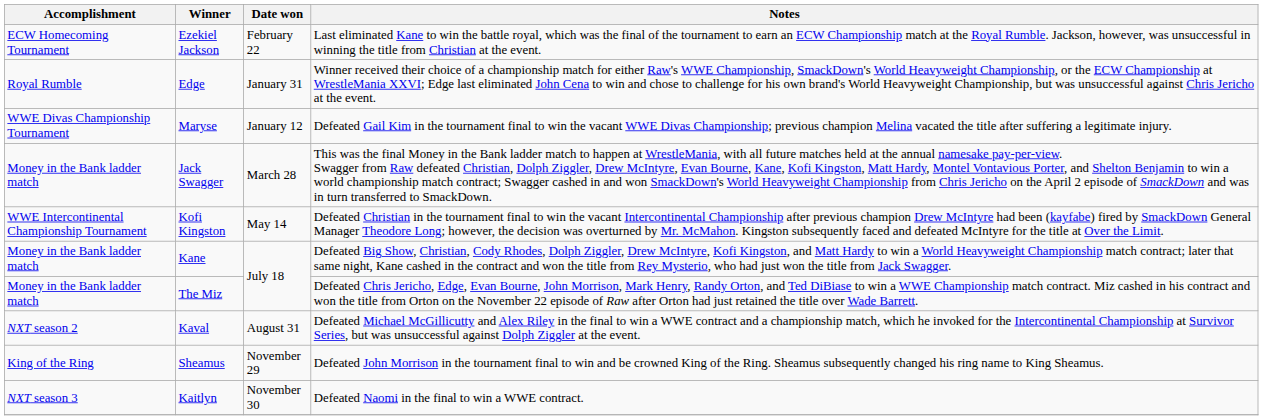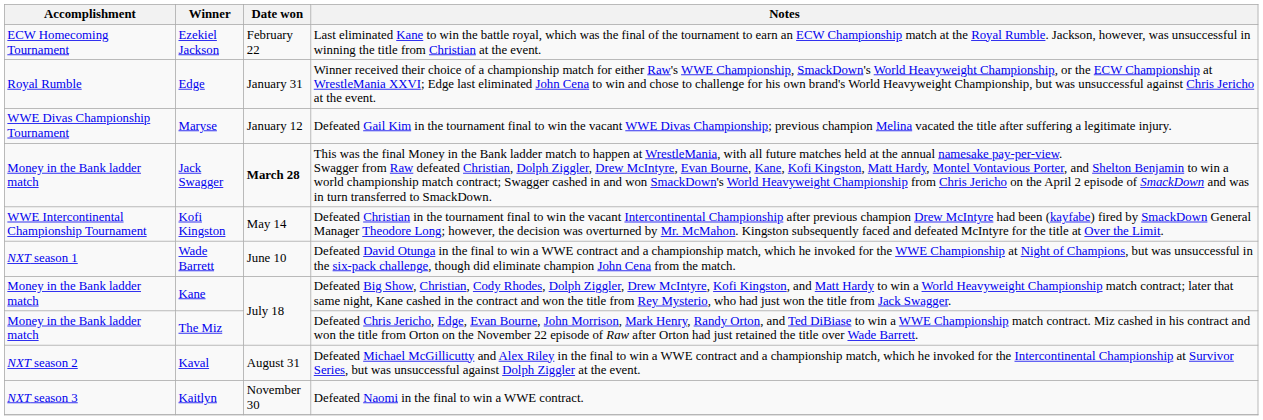(272, 175) normal -> (273, 175) bold
+ row: (196, 258)
- row: (202, 362)
